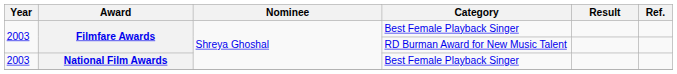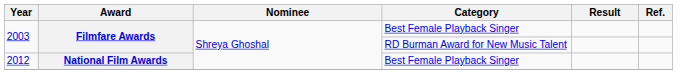(18, 61) 2003 -> (18, 61) 2012
